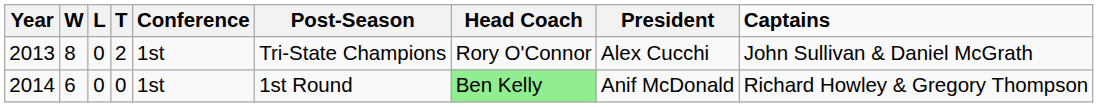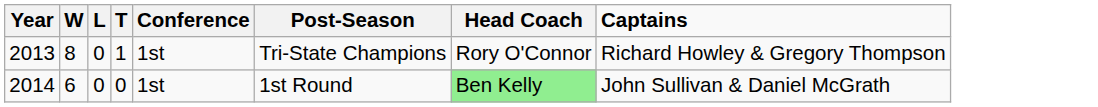- column: (668, 20)
(121, 53) 2 -> (121, 53) 1
(888, 53) John Sullivan & Daniel McGrath -> (773, 53) Richard Howley & Gregory Thompson
(916, 85) Richard Howley & Gregory Thompson -> (746, 85) John Sullivan & Daniel McGrath
